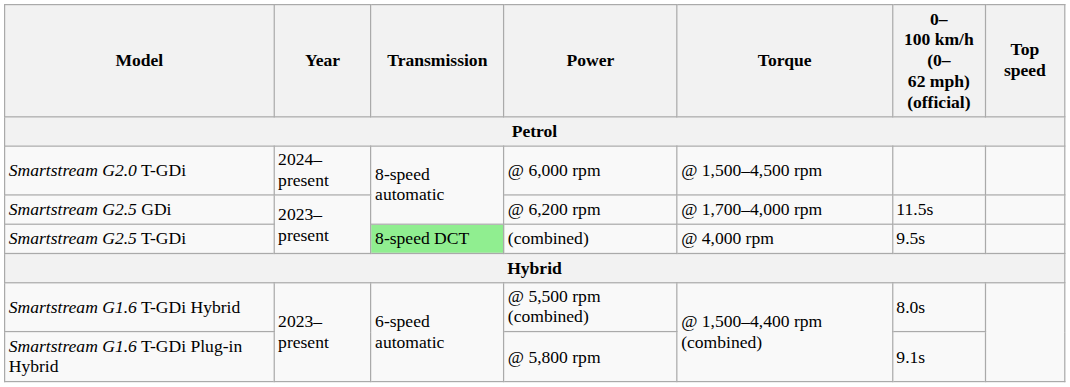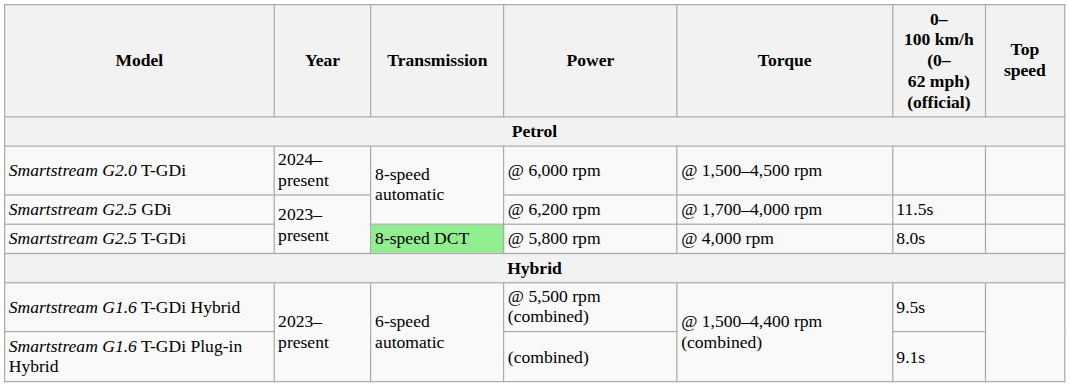(548, 238) (combined) -> (554, 238) @ 5,800 rpm
(911, 238) 9.5s -> (911, 238) 8.0s
(911, 307) 8.0s -> (911, 307) 9.5s
(554, 357) @ 5,800 rpm -> (548, 357) (combined)
